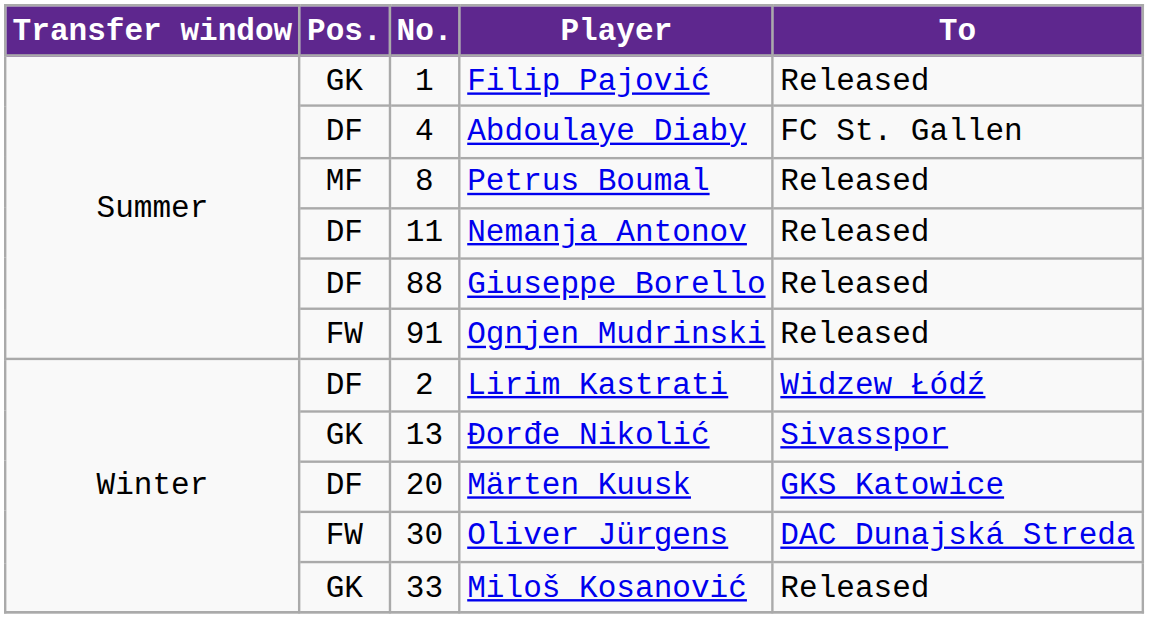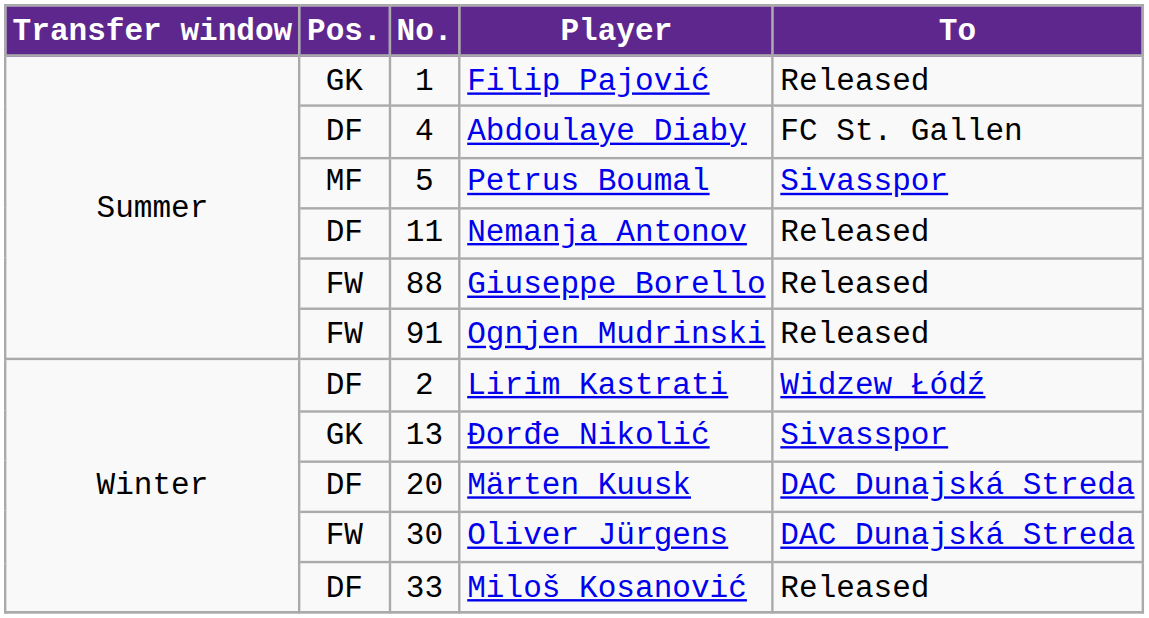(424, 182) 8 -> (424, 182) 5
(855, 182) Released -> (864, 182) Sivasspor
(344, 284) DF -> (344, 284) FW
(892, 486) GKS Katowice -> (957, 486) DAC Dunajská Streda
(344, 588) GK -> (344, 588) DF
